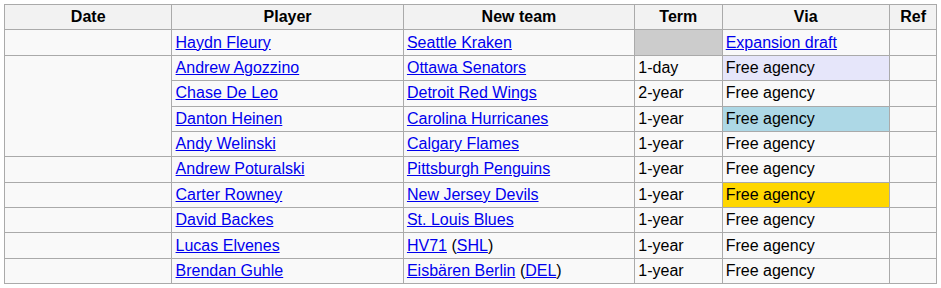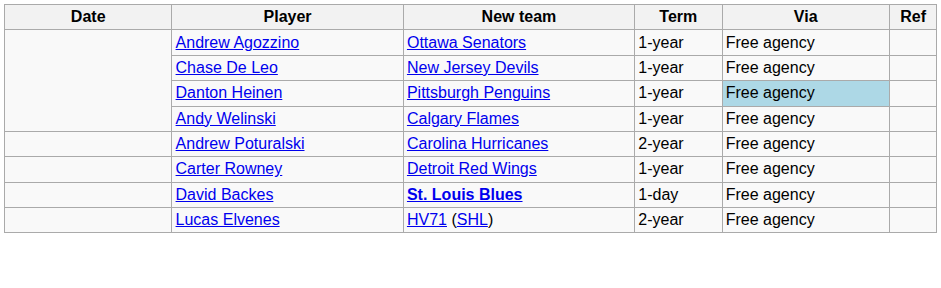- row: (223, 42)
(658, 67) 1-day -> (661, 42) 1-year
(770, 67) lavender background -> (770, 42) no background
(472, 93) Detroit Red Wings -> (473, 67) New Jersey Devils
(661, 93) 2-year -> (661, 67) 1-year
(478, 118) Carolina Hurricanes -> (479, 93) Pittsburgh Penguins
(479, 169) Pittsburgh Penguins -> (478, 144) Carolina Hurricanes
(661, 169) 1-year -> (661, 144) 2-year
(473, 194) New Jersey Devils -> (472, 169) Detroit Red Wings
(770, 194) gold background -> (770, 169) no background
(460, 220) normal -> (465, 194) bold
(661, 220) 1-year -> (658, 194) 1-day
(661, 245) 1-year -> (661, 220) 2-year
- row: (229, 270)
